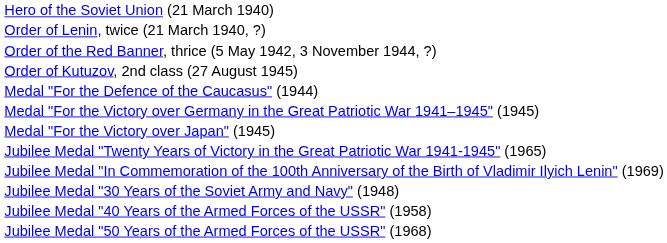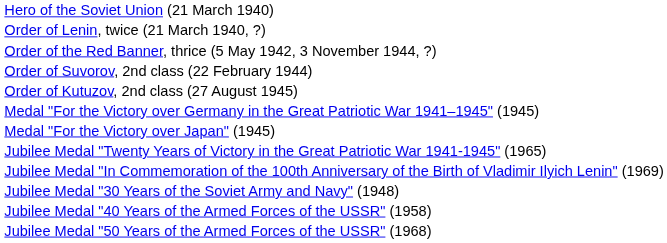+ row: (158, 71)
- row: (161, 91)
